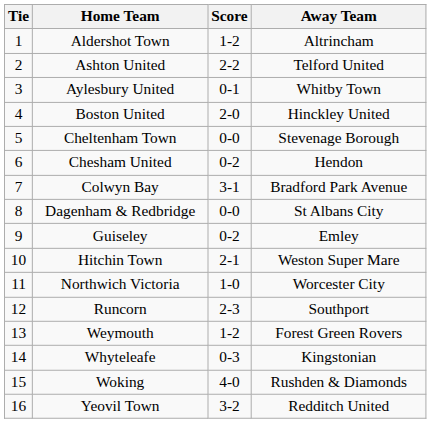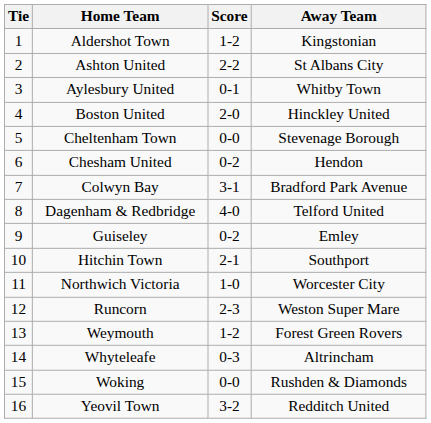(339, 41) Altrincham -> (339, 41) Kingstonian
(339, 65) Telford United -> (339, 65) St Albans City
(229, 211) 0-0 -> (229, 211) 4-0
(339, 211) St Albans City -> (339, 211) Telford United
(339, 260) Weston Super Mare -> (339, 260) Southport
(339, 308) Southport -> (339, 308) Weston Super Mare
(339, 357) Kingstonian -> (339, 357) Altrincham
(229, 382) 4-0 -> (229, 382) 0-0
